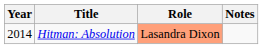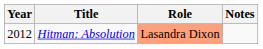(20, 33) 2014 -> (20, 33) 2012
